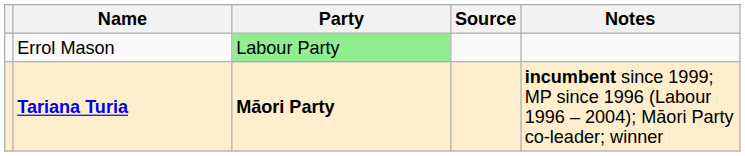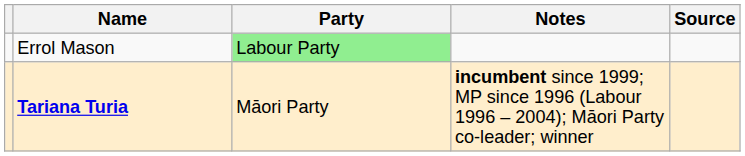columns swapped: (630, 19) <-> (486, 19)
(285, 107) bold -> (282, 107) normal
